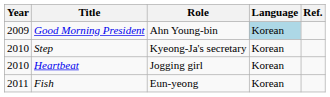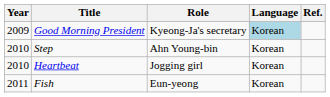(184, 30) Ahn Young-bin -> (198, 30) Kyeong-Ja's secretary
(198, 48) Kyeong-Ja's secretary -> (184, 48) Ahn Young-bin
